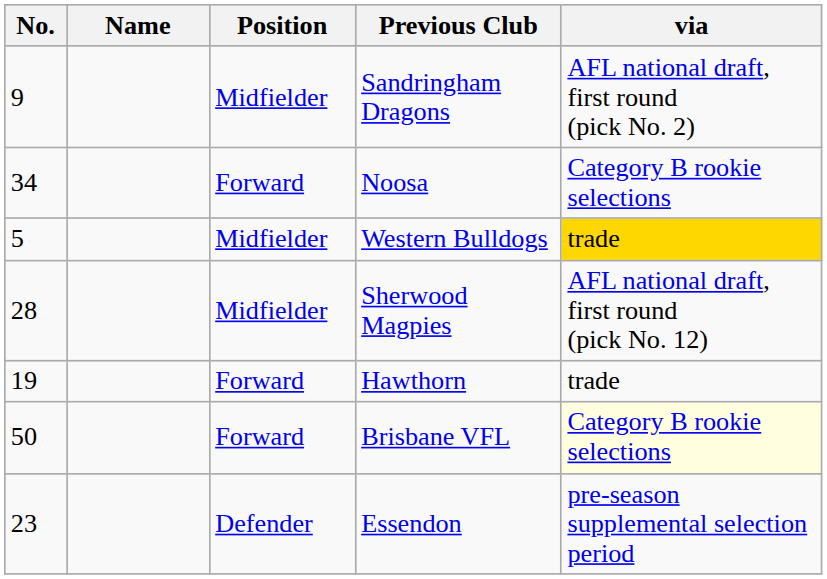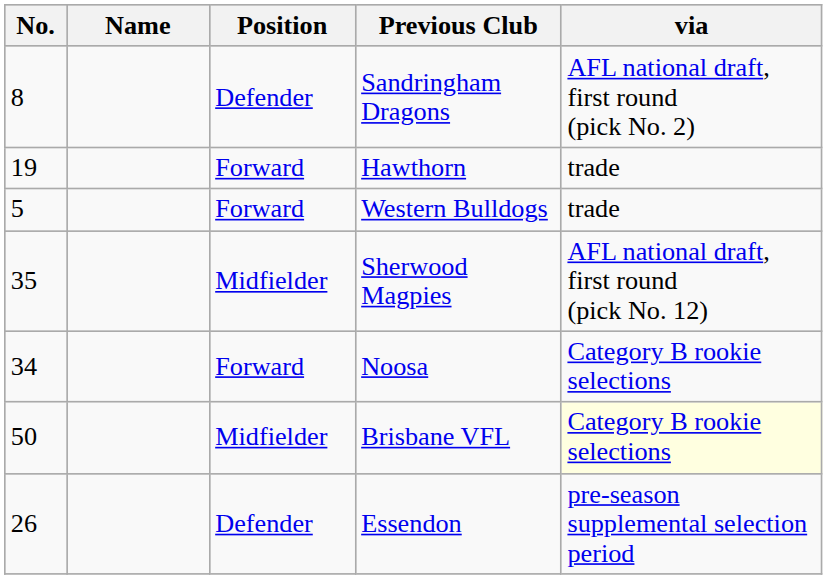(17, 96) 9 -> (17, 96) 8
(271, 96) Midfielder -> (264, 96) Defender
rows swapped: (395, 182) <-> (414, 380)
(271, 238) Midfielder -> (260, 209) Forward
(594, 238) gold background -> (594, 209) no background
(24, 309) 28 -> (24, 280) 35
(260, 437) Forward -> (271, 437) Midfielder
(24, 523) 23 -> (24, 523) 26
